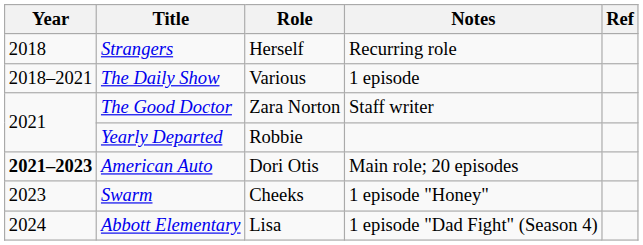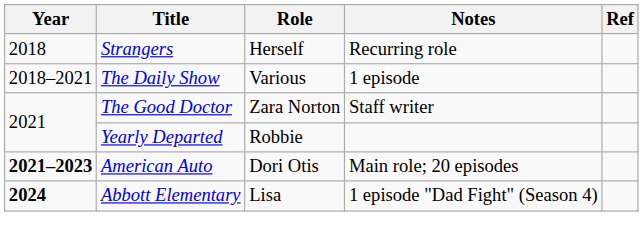- row: (127, 195)
(27, 225) normal -> (27, 195) bold
